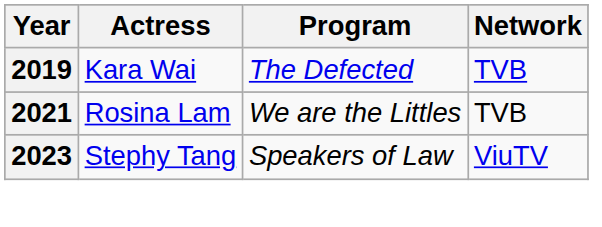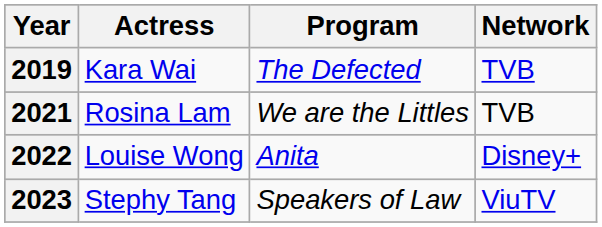+ row: (42, 156)
